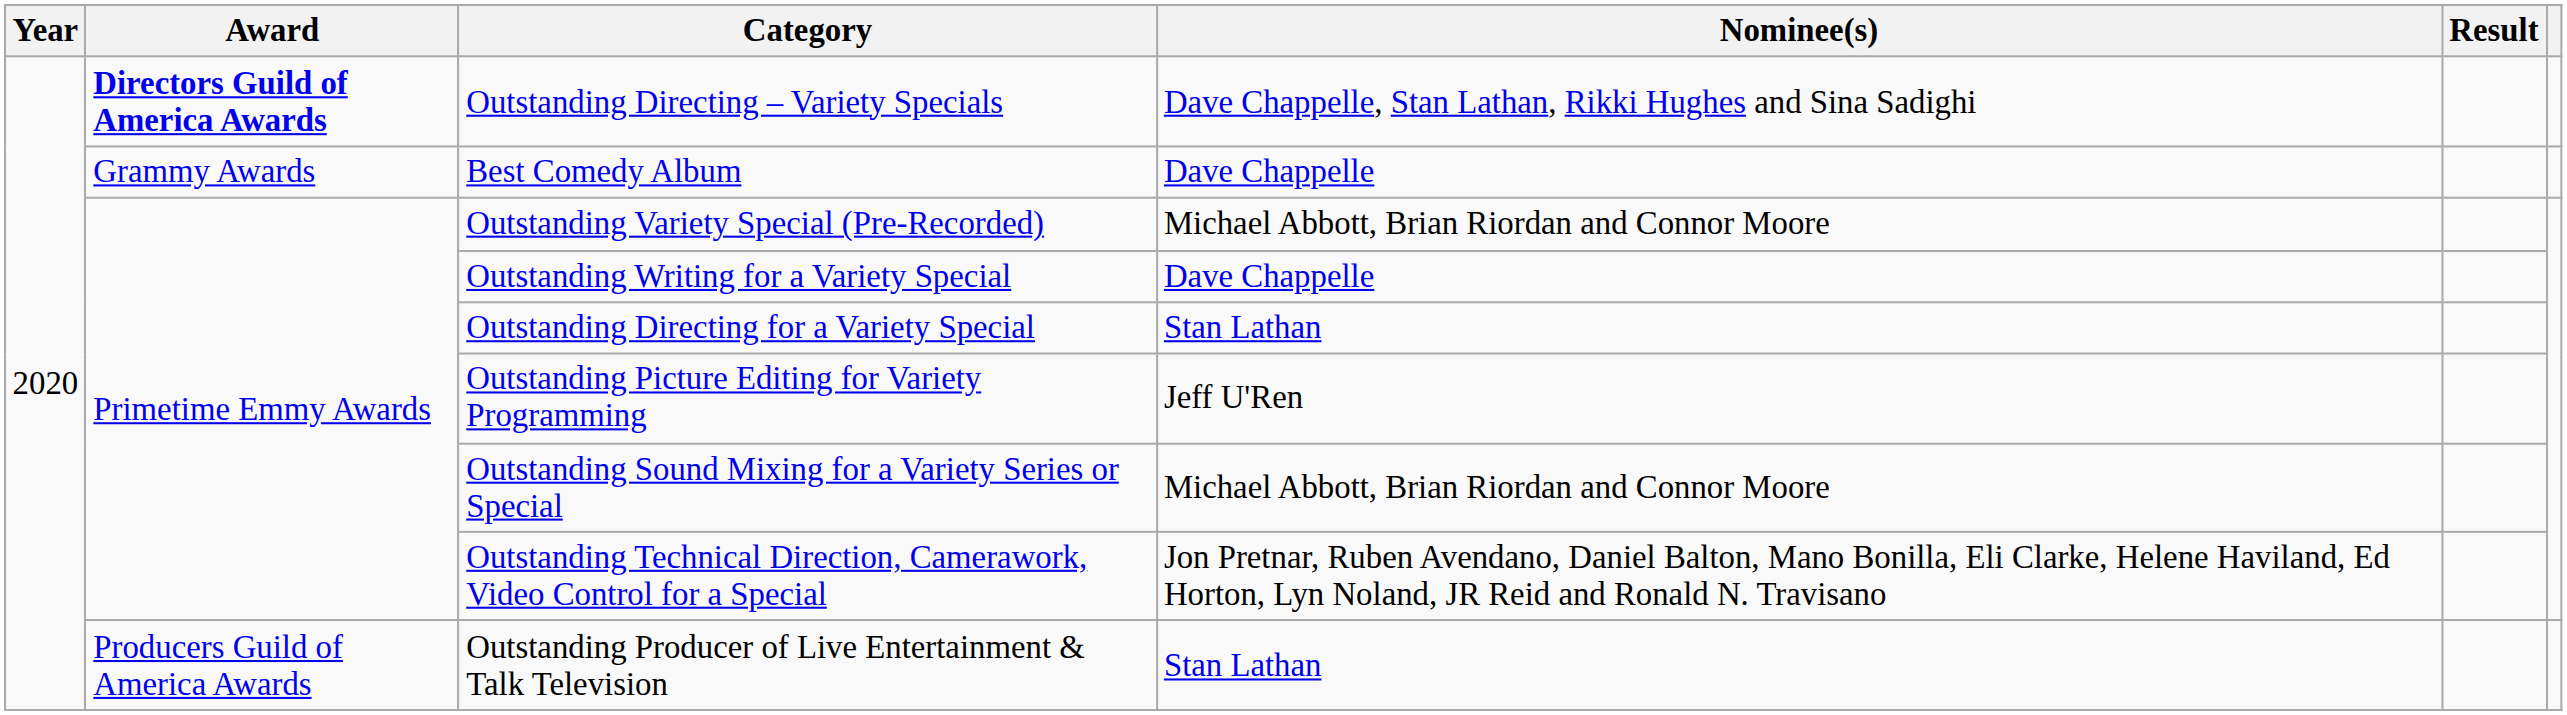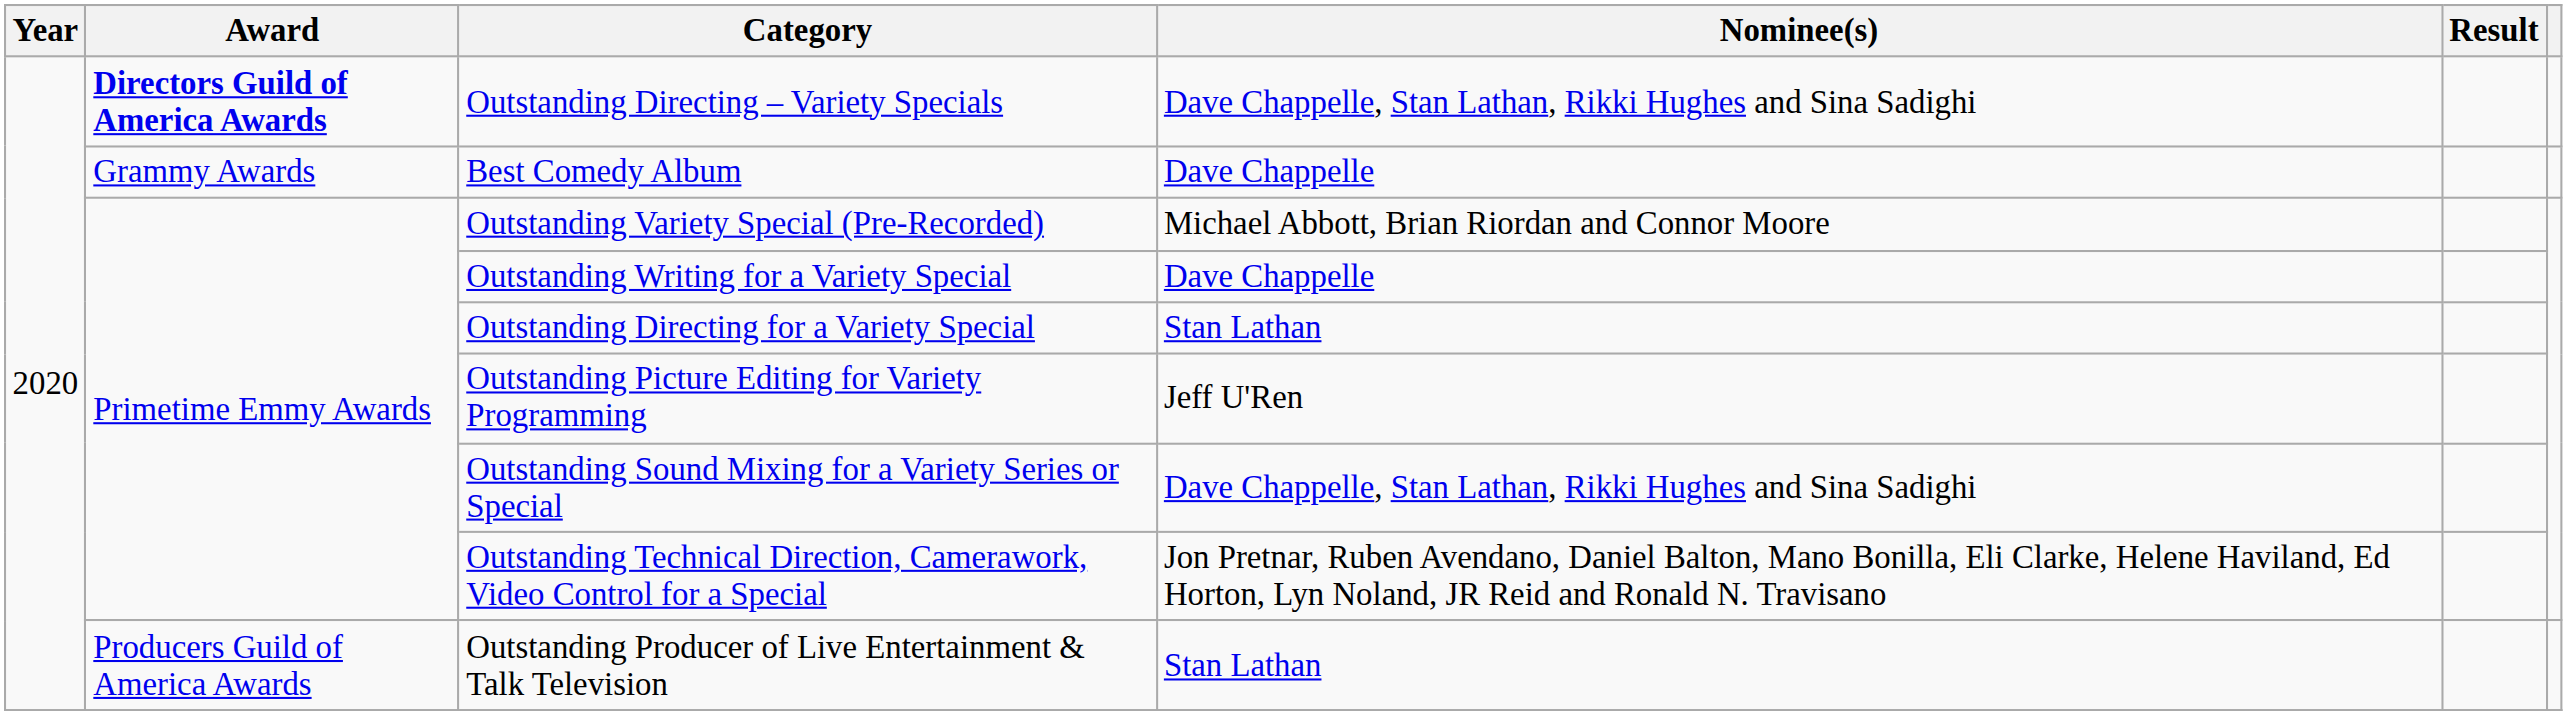(1497, 486) Michael Abbott, Brian Riordan and Connor Moore -> (1570, 486) Dave Chappelle, Stan Lathan, Rikki Hughes and Sina Sadighi
